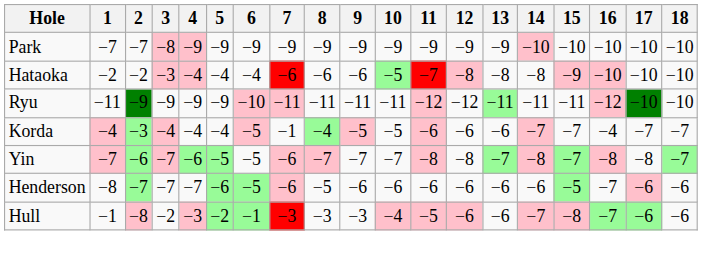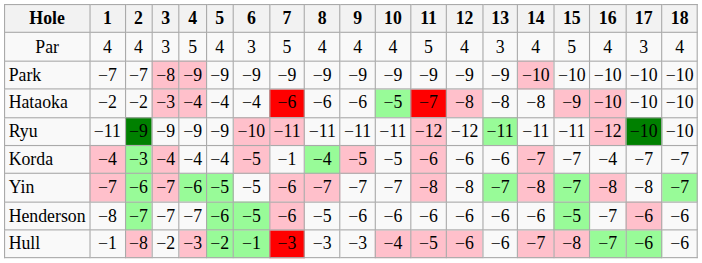+ row: (47, 46)
